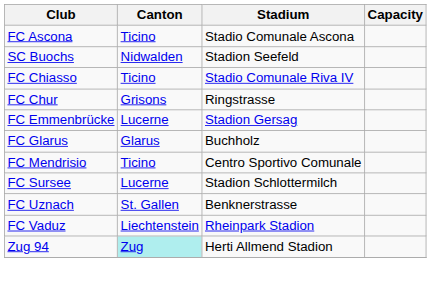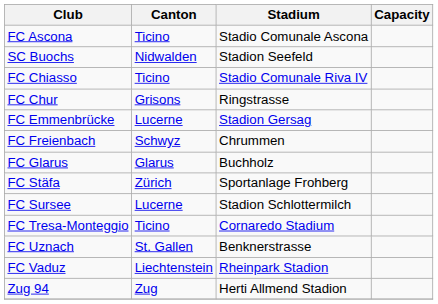+ row: (51, 141)
- row: (47, 162)
+ row: (34, 183)
+ row: (68, 225)
(132, 246) paleturquoise background -> (146, 288) no background
